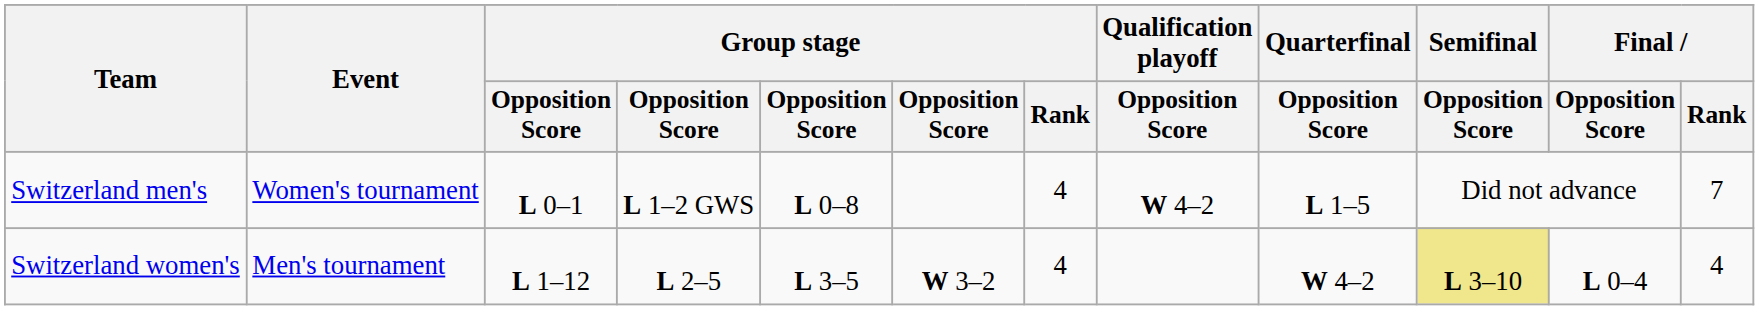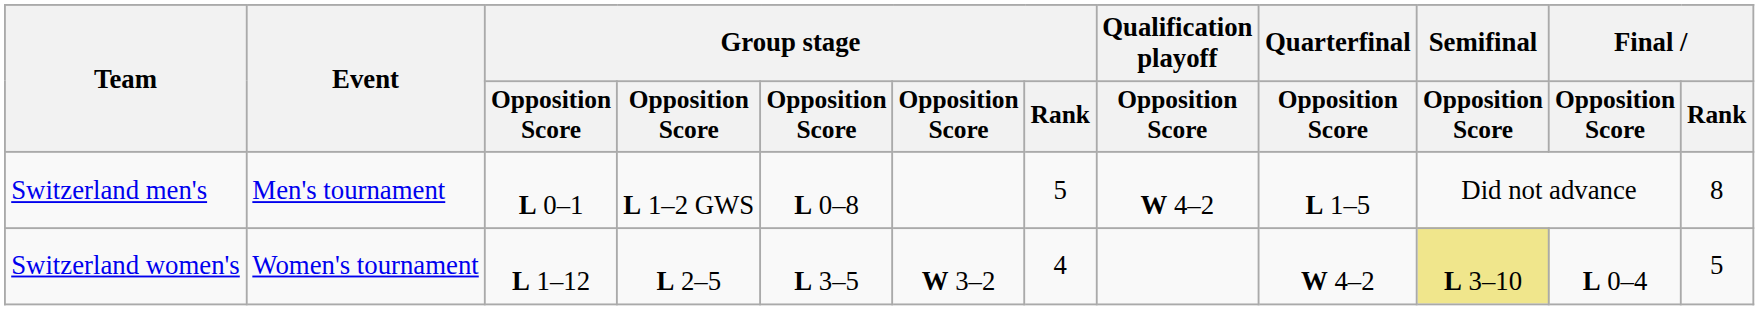(366, 190) Women's tournament -> (349, 190) Men's tournament
(1060, 190) 4 -> (1060, 190) 5
(1717, 190) 7 -> (1717, 190) 8
(349, 265) Men's tournament -> (366, 265) Women's tournament
(1717, 265) 4 -> (1717, 265) 5
